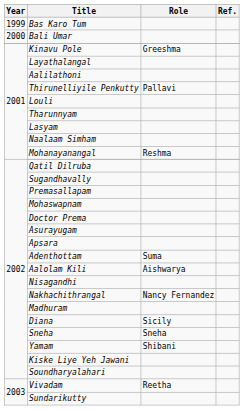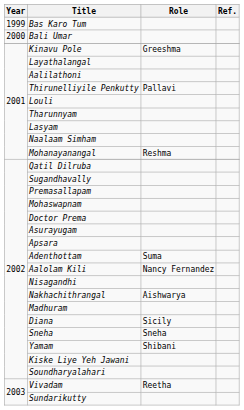(164, 269) Aishwarya -> (178, 269) Nancy Fernandez
(178, 295) Nancy Fernandez -> (164, 295) Aishwarya
